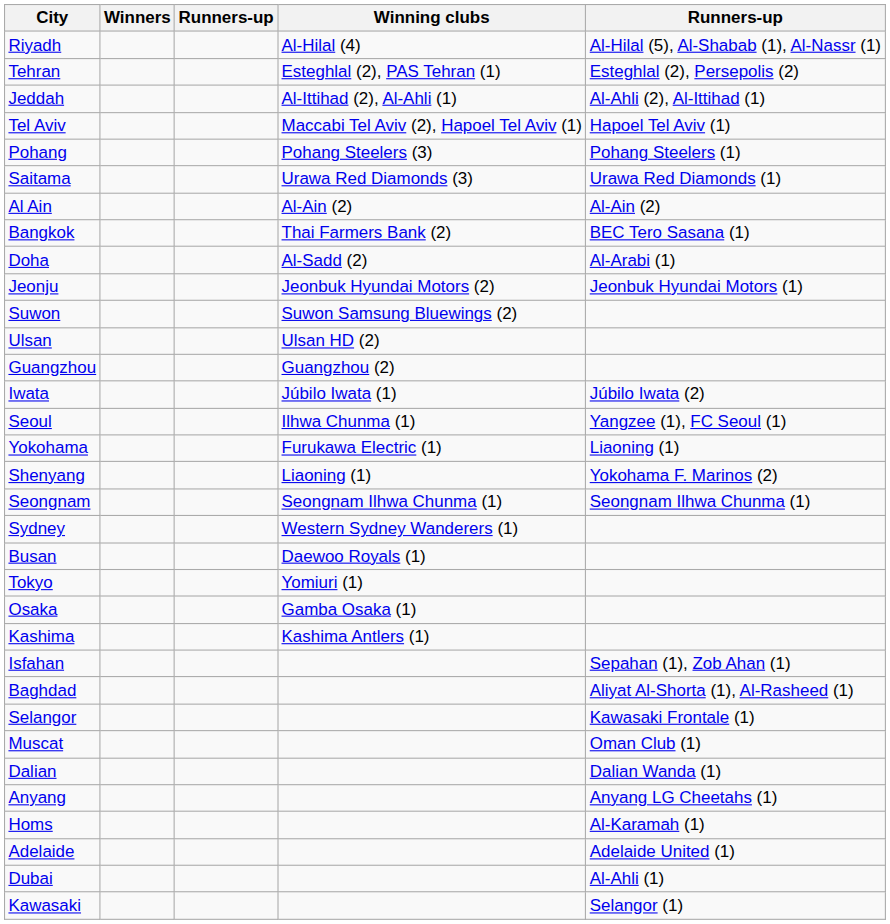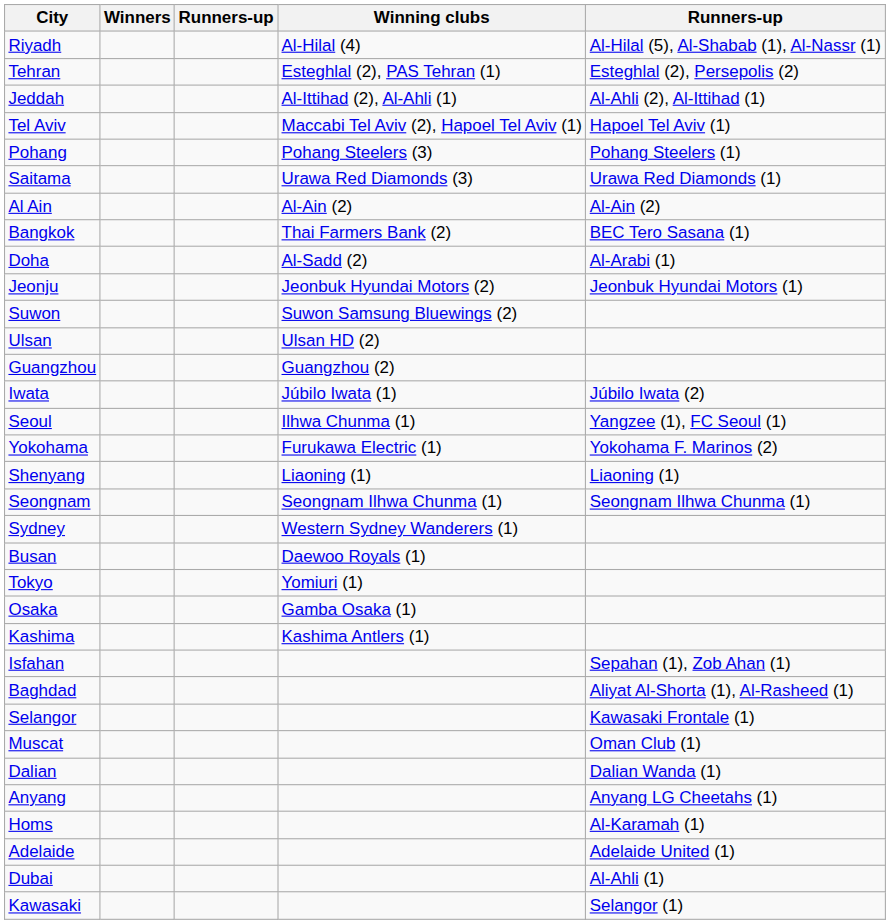(635, 448) Liaoning (1) -> (684, 448) Yokohama F. Marinos (2)
(684, 475) Yokohama F. Marinos (2) -> (635, 475) Liaoning (1)
